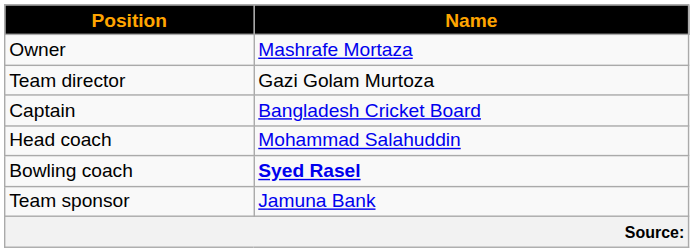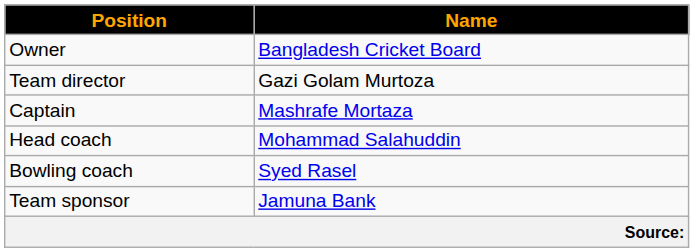(336, 50) Mashrafe Mortaza -> (370, 50) Bangladesh Cricket Board
(370, 110) Bangladesh Cricket Board -> (336, 110) Mashrafe Mortaza
(309, 171) bold -> (307, 171) normal
